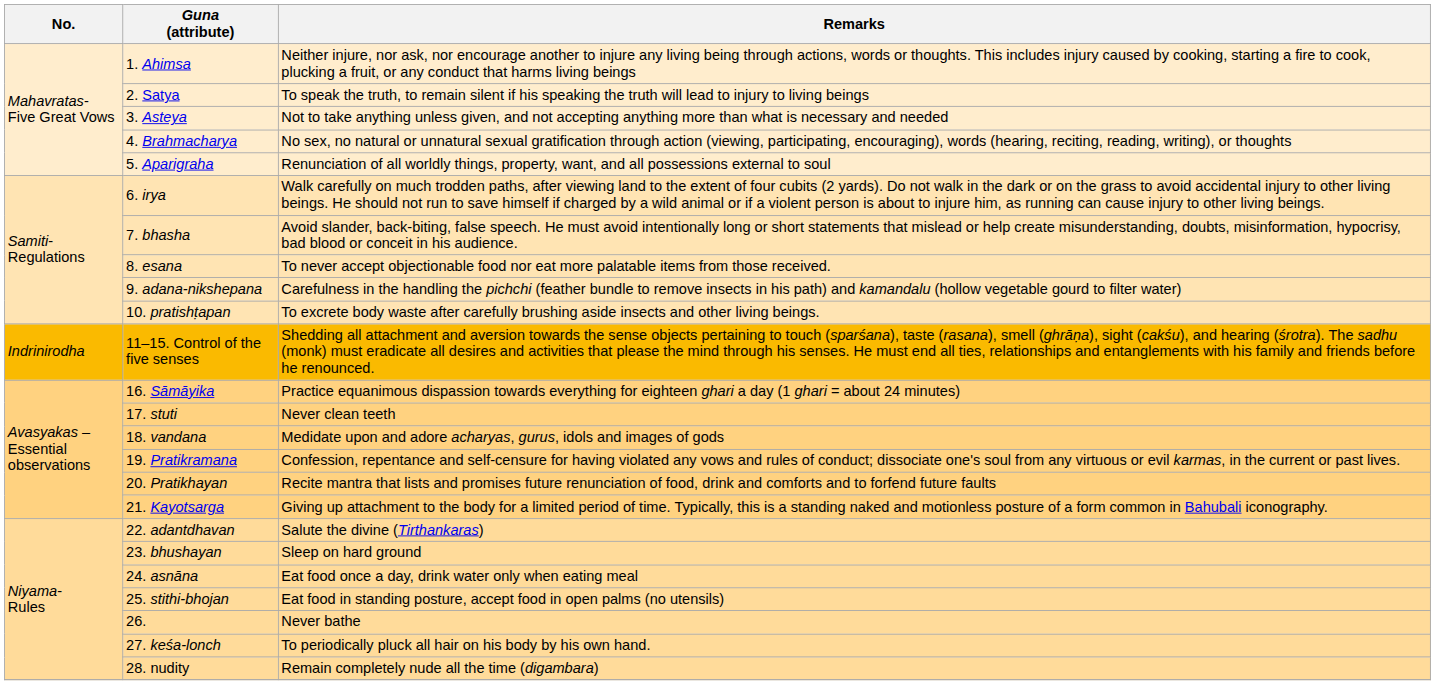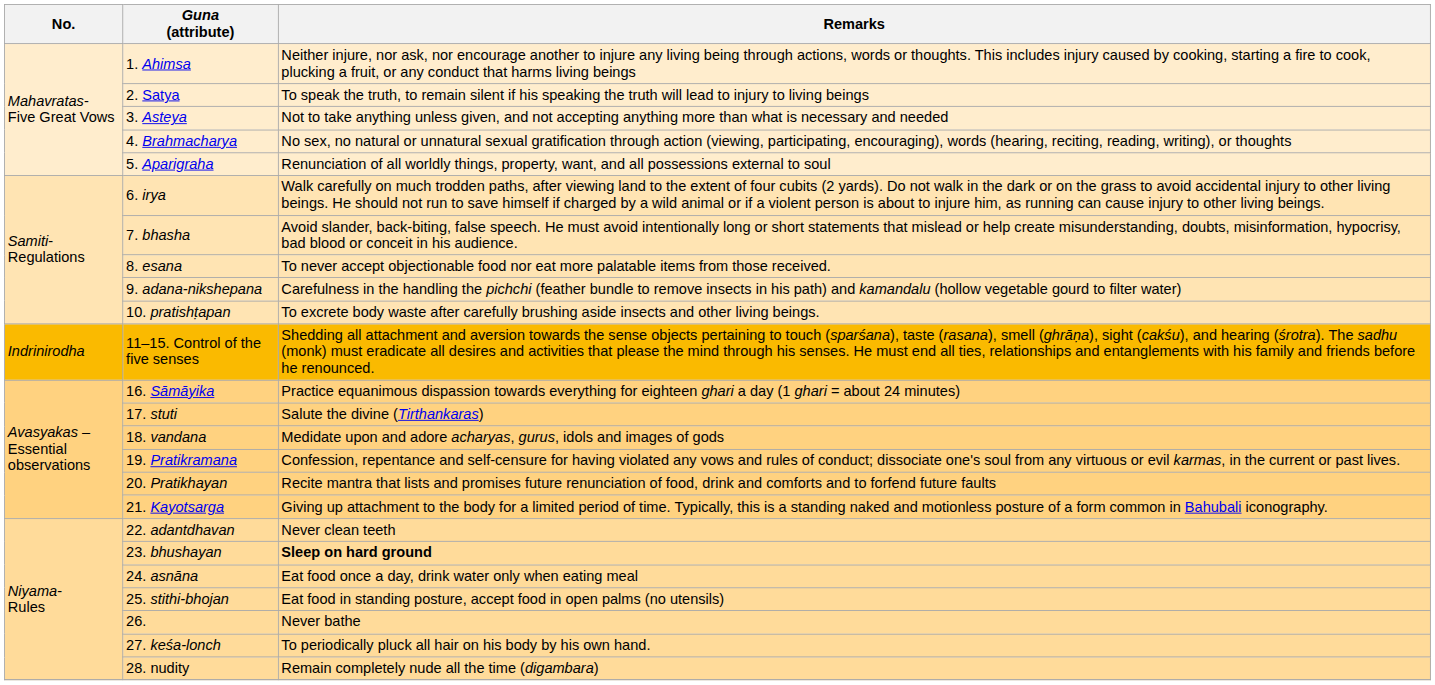(338, 414) Never clean teeth -> (382, 414) Salute the divine (Tirthankaras)
(382, 529) Salute the divine (Tirthankaras) -> (338, 529) Never clean teeth
(351, 553) normal -> (357, 553) bold
